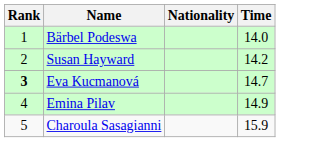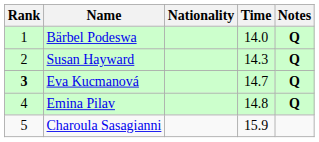+ column: (294, 15)
(256, 59) 14.2 -> (256, 59) 14.3
(256, 103) 14.9 -> (256, 103) 14.8
